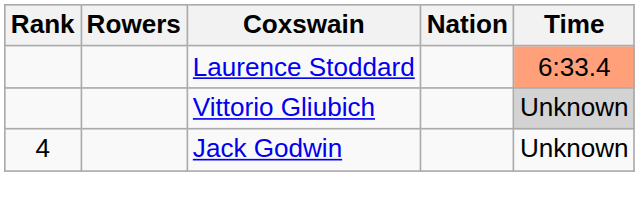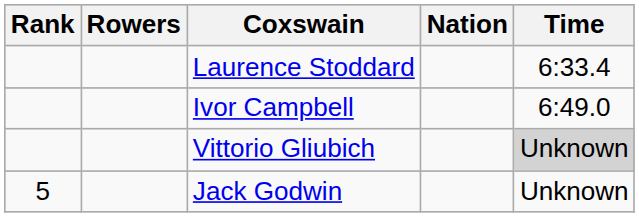(574, 66) lightsalmon background -> (574, 66) no background
+ row: (273, 107)
(43, 149) 4 -> (43, 190) 5
